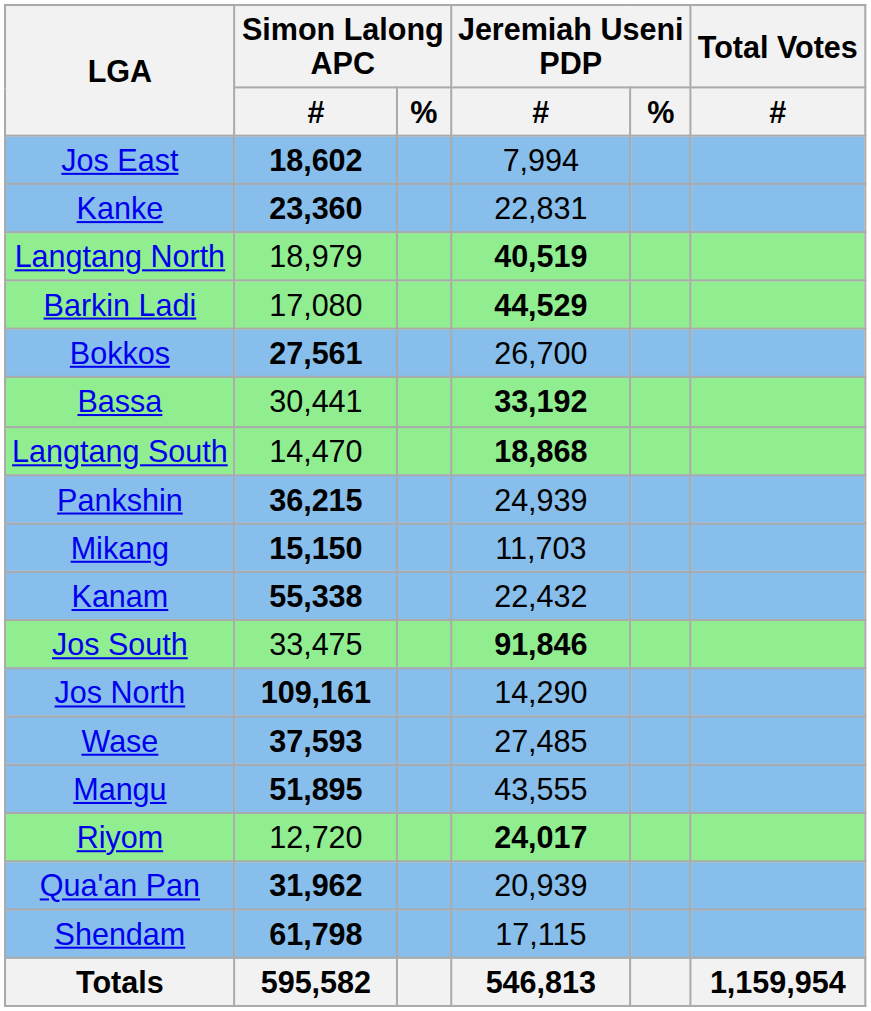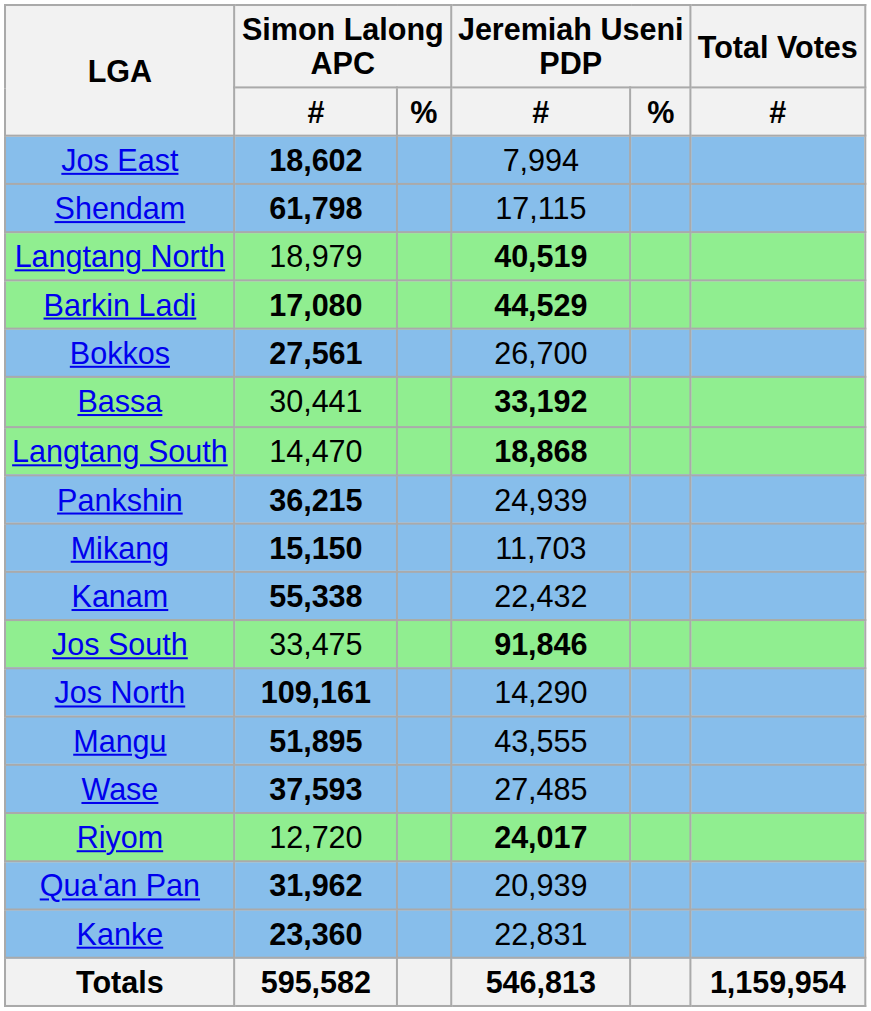rows swapped: (120, 209) <-> (120, 934)
(316, 305) normal -> (316, 305) bold
rows swapped: (120, 741) <-> (120, 789)
